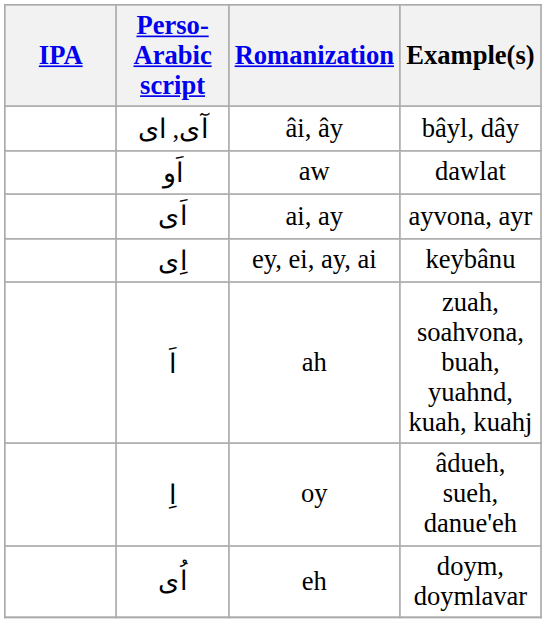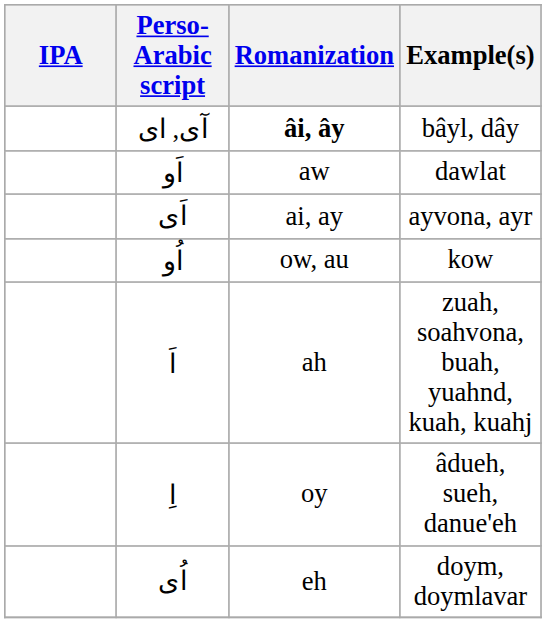(314, 128) normal -> (314, 128) bold
+ row: (173, 260)
- row: (173, 260)
